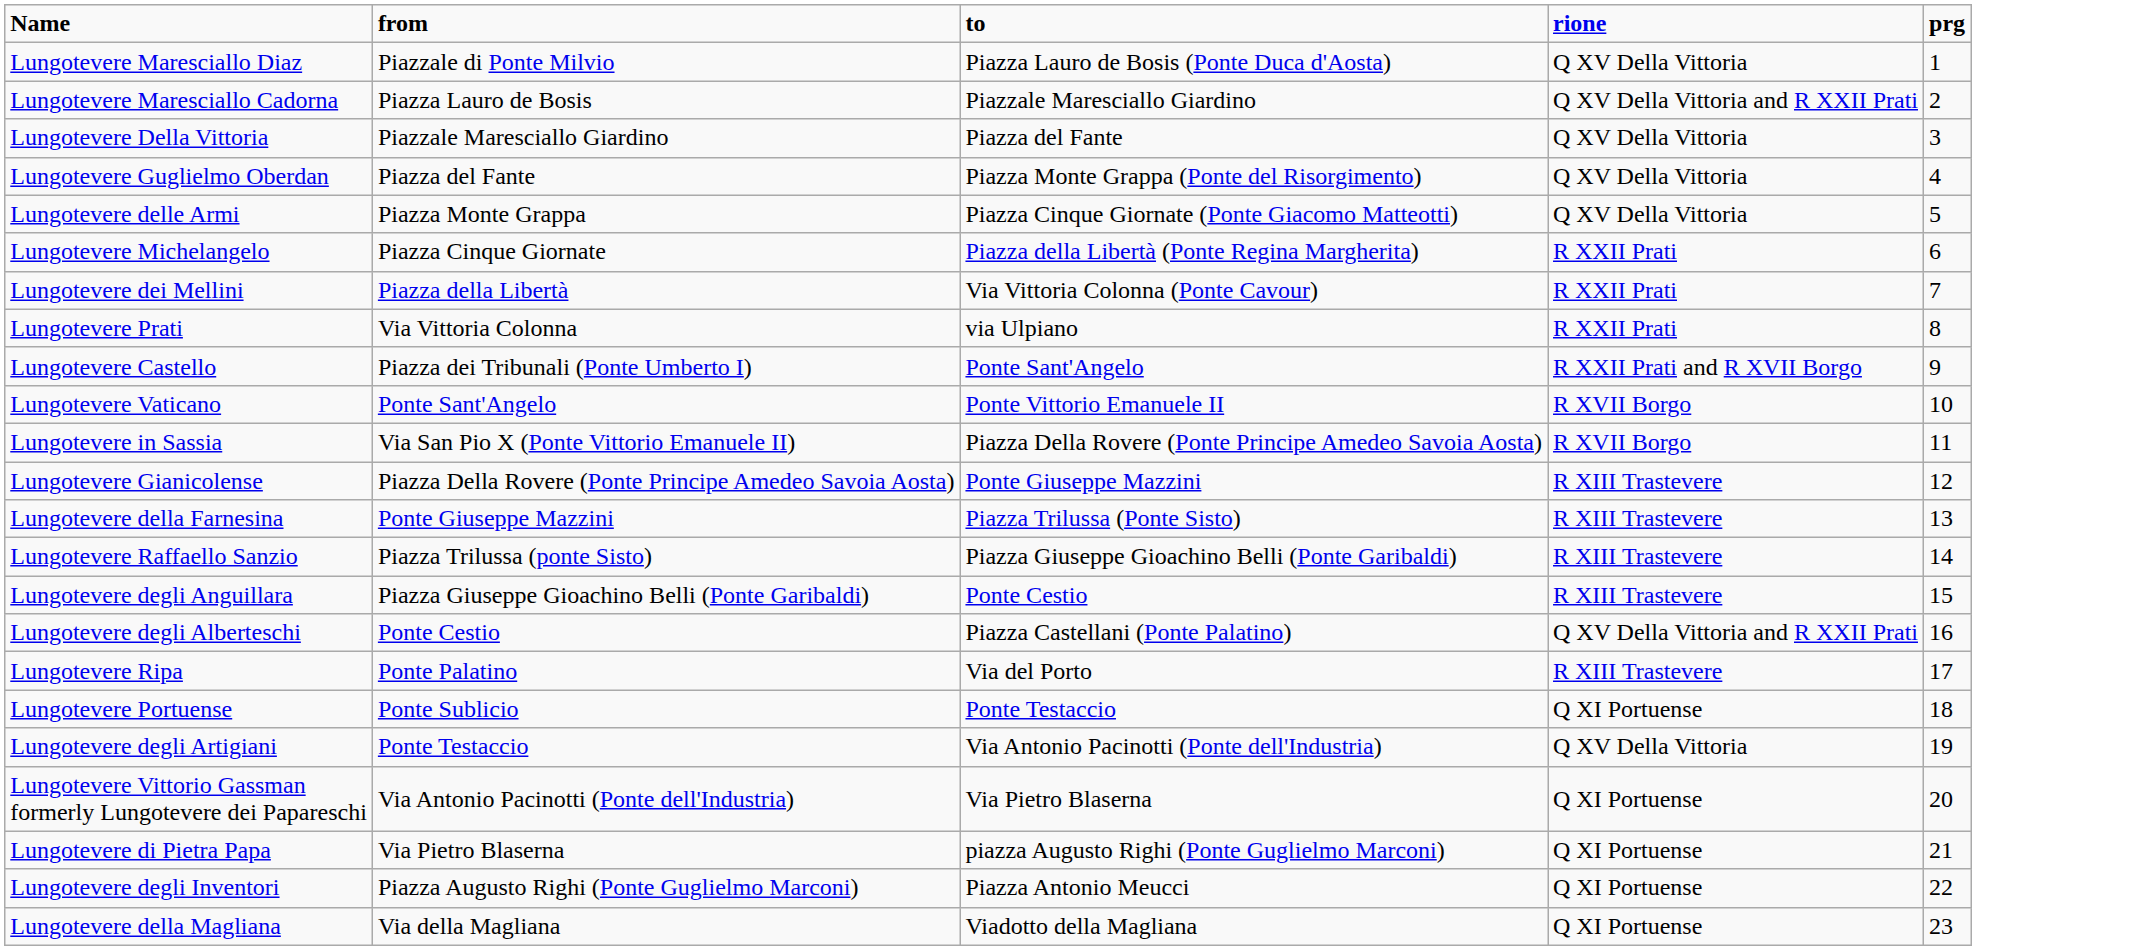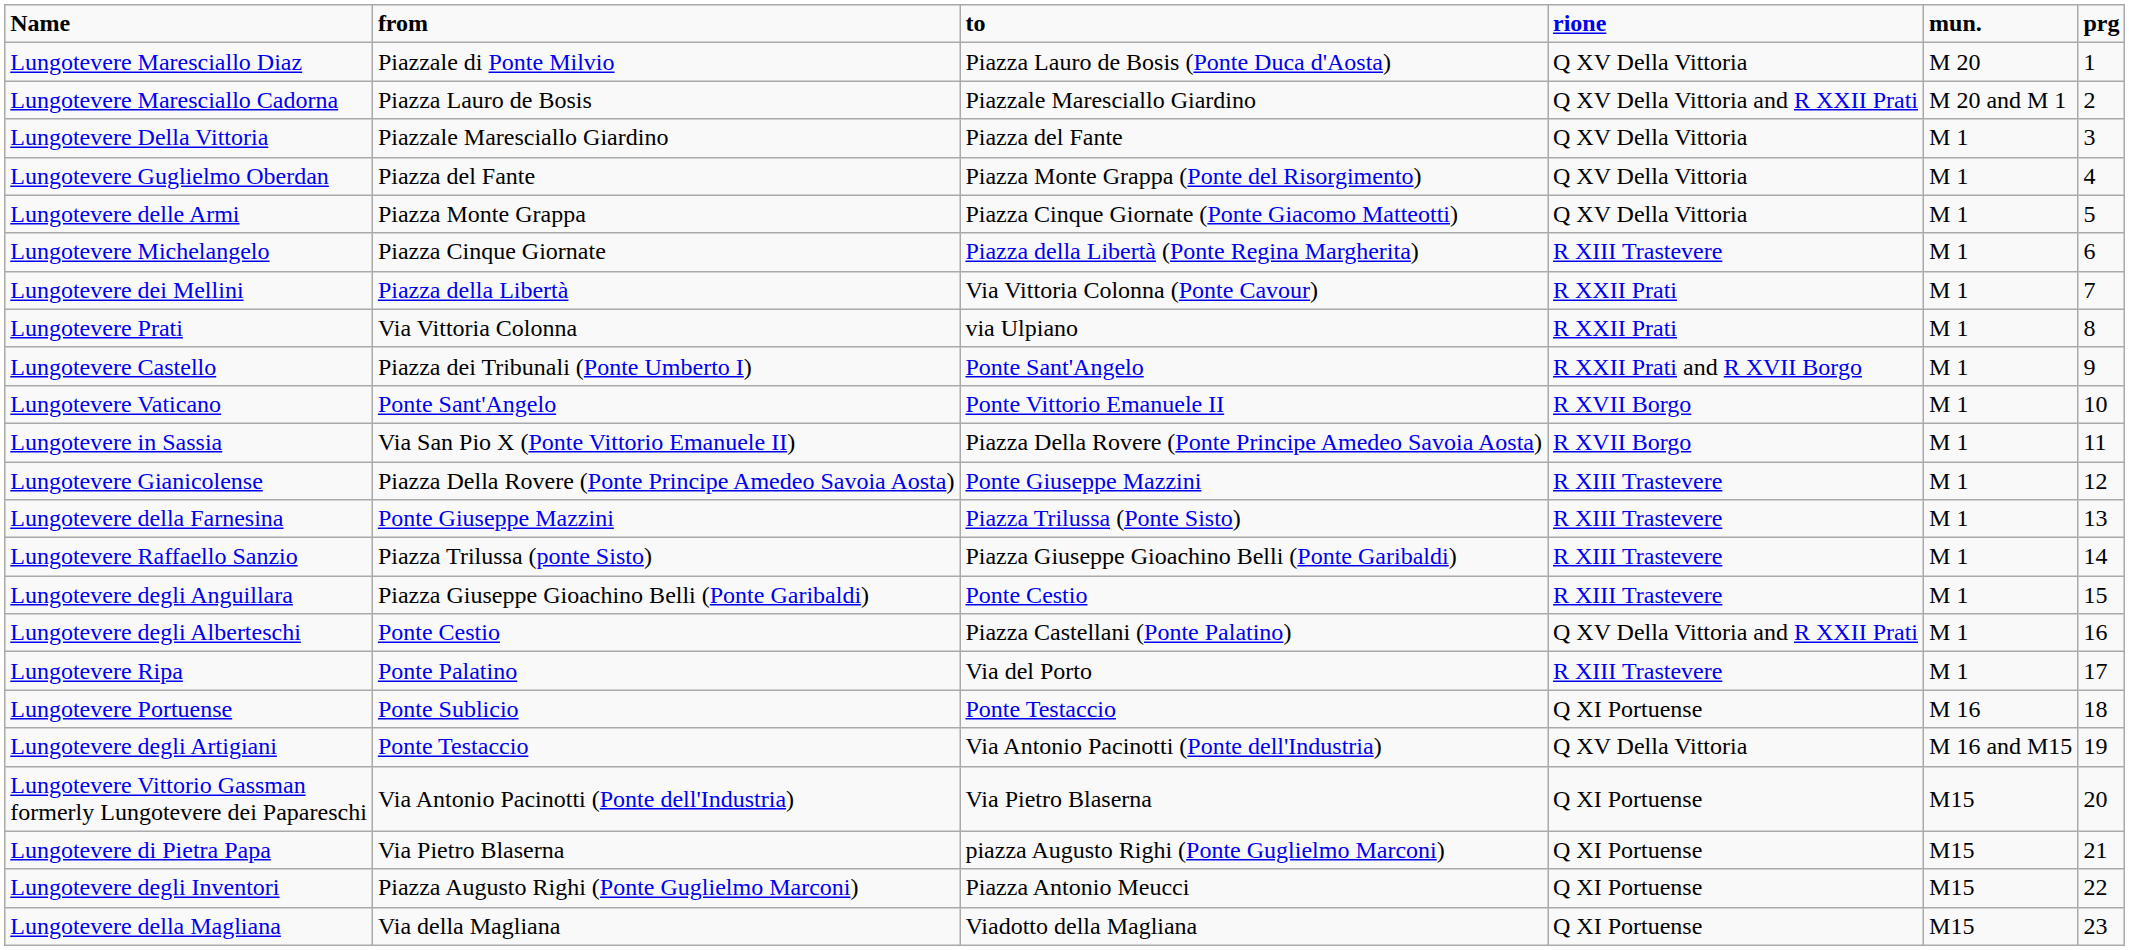+ column: (1955, 23)
(1615, 251) R XXII Prati -> (1638, 251) R XIII Trastevere
